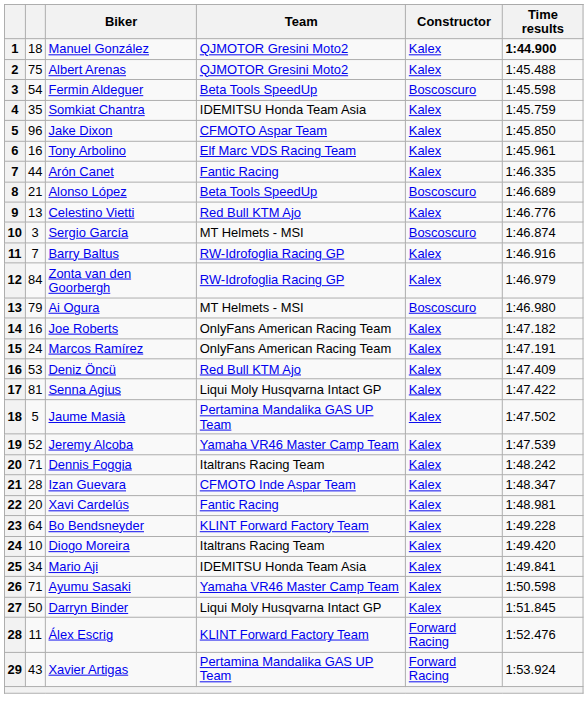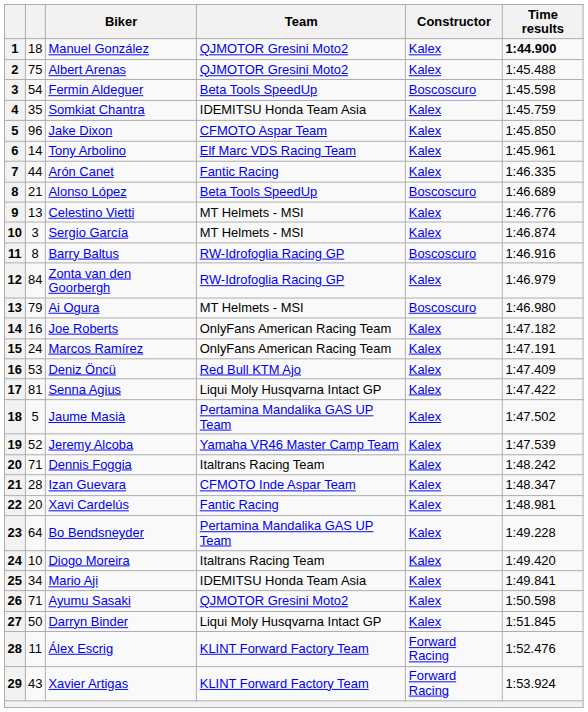(35, 151) 16 -> (35, 151) 14
(250, 212) Red Bull KTM Ajo -> (252, 212) MT Helmets - MSI
(443, 232) Boscoscuro -> (425, 232) Kalex
(35, 253) 7 -> (35, 253) 8
(425, 253) Kalex -> (443, 253) Boscoscuro
(284, 525) KLINT Forward Factory Team -> (287, 533) Pertamina Mandalika GAS UP Team
(299, 587) Yamaha VR46 Master Camp Team -> (274, 601) QJMOTOR Gresini Moto2
(287, 669) Pertamina Mandalika GAS UP Team -> (284, 683) KLINT Forward Factory Team
